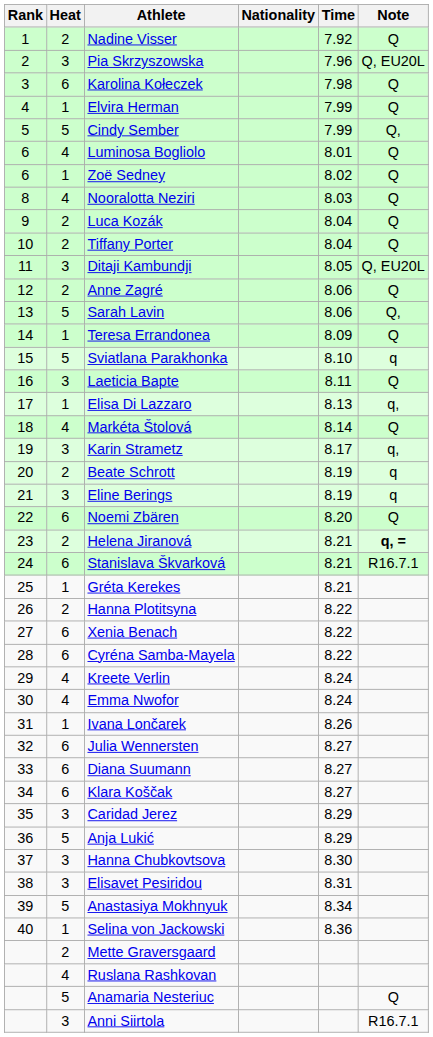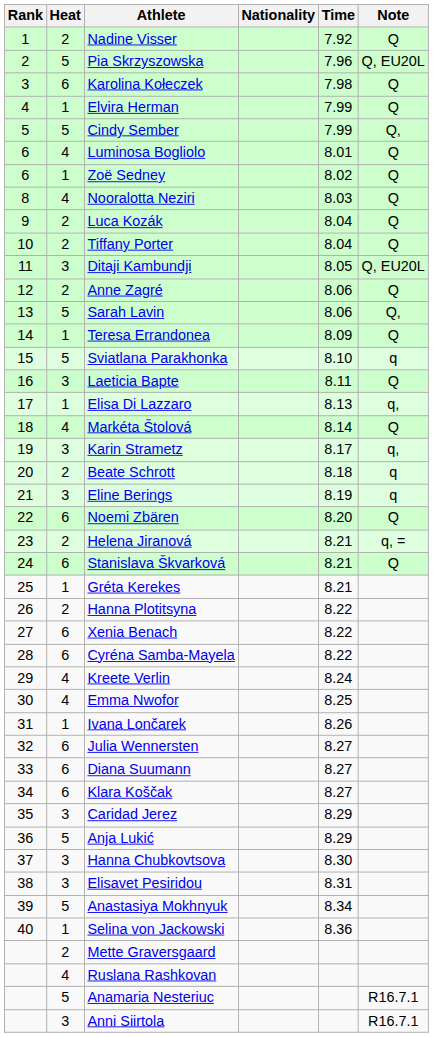(65, 61) 3 -> (65, 61) 5
(338, 472) 8.19 -> (338, 472) 8.18
(393, 541) bold -> (393, 541) normal
(393, 564) R16.7.1 -> (393, 564) Q
(338, 701) 8.24 -> (338, 701) 8.25
(393, 997) Q -> (393, 997) R16.7.1
